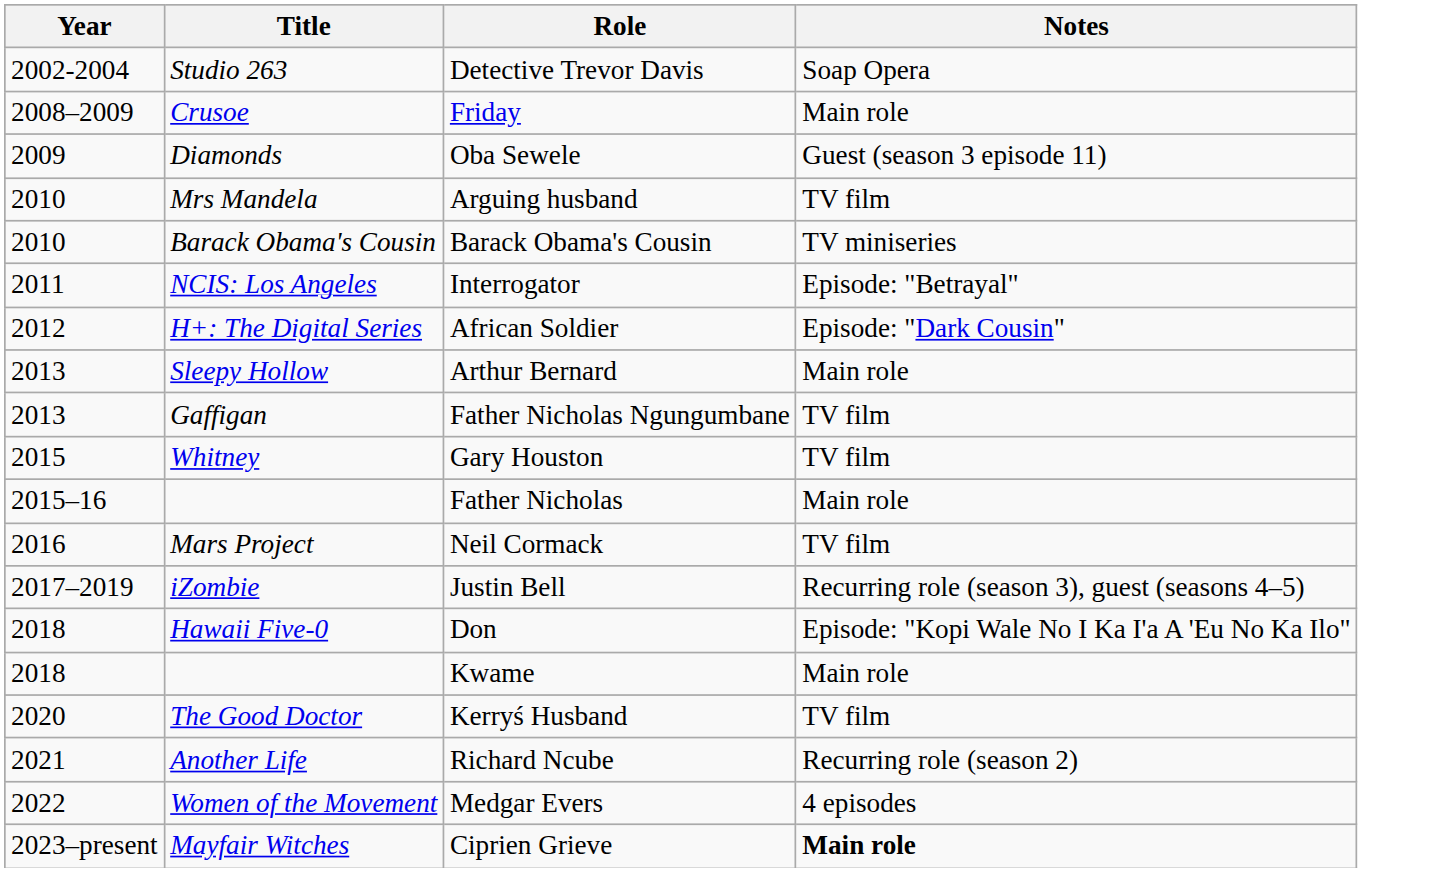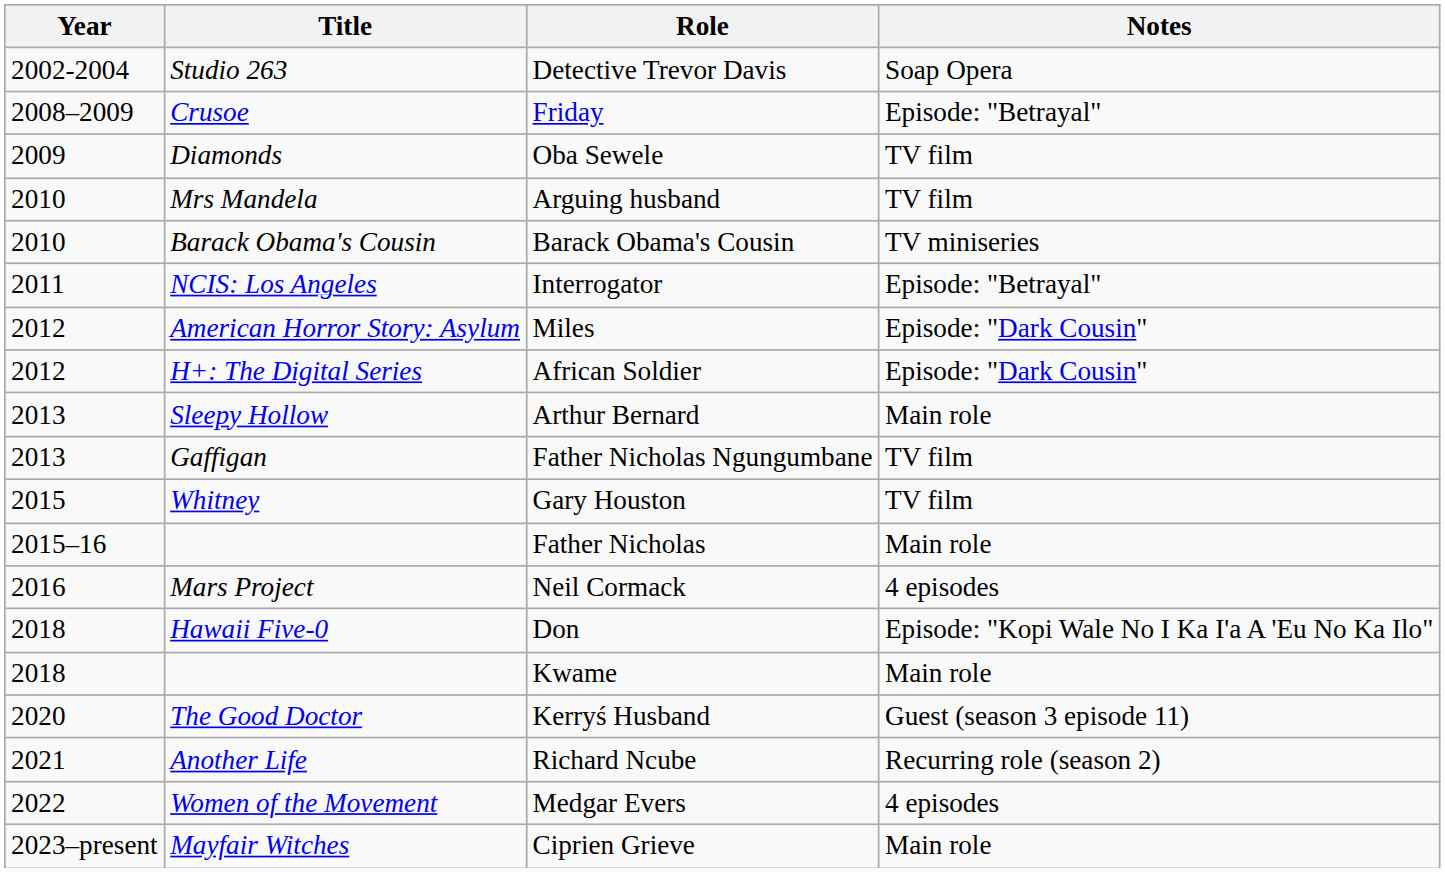(856, 112) Main role -> (993, 112) Episode: "Betrayal"
(954, 155) Guest (season 3 episode 11) -> (929, 155) TV film
+ row: (564, 328)
(846, 543) TV film -> (942, 586) 4 episodes
- row: (508, 586)
(846, 716) TV film -> (1037, 716) Guest (season 3 episode 11)
(859, 845) bold -> (938, 845) normal
